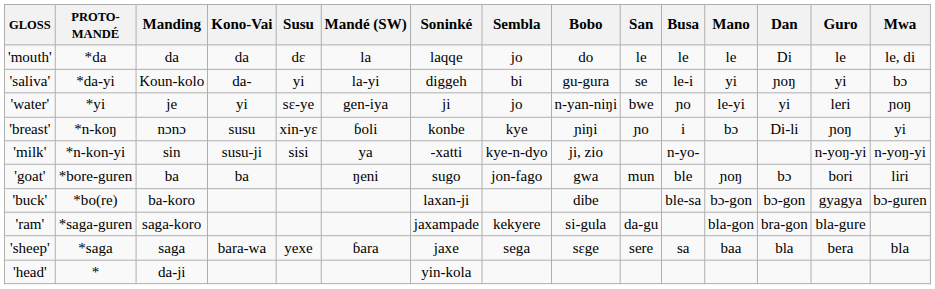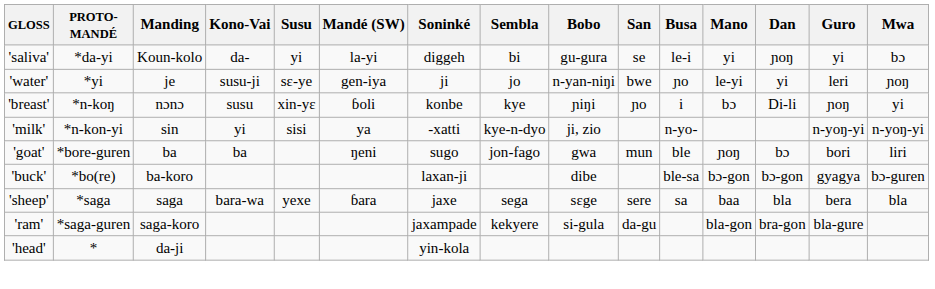- row: (30, 57)
(242, 104) yi -> (240, 81) susu-ji
(242, 152) susu-ji -> (240, 128) yi
rows swapped: (30, 248) <-> (30, 224)
